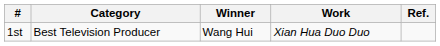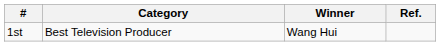- column: (336, 13)
